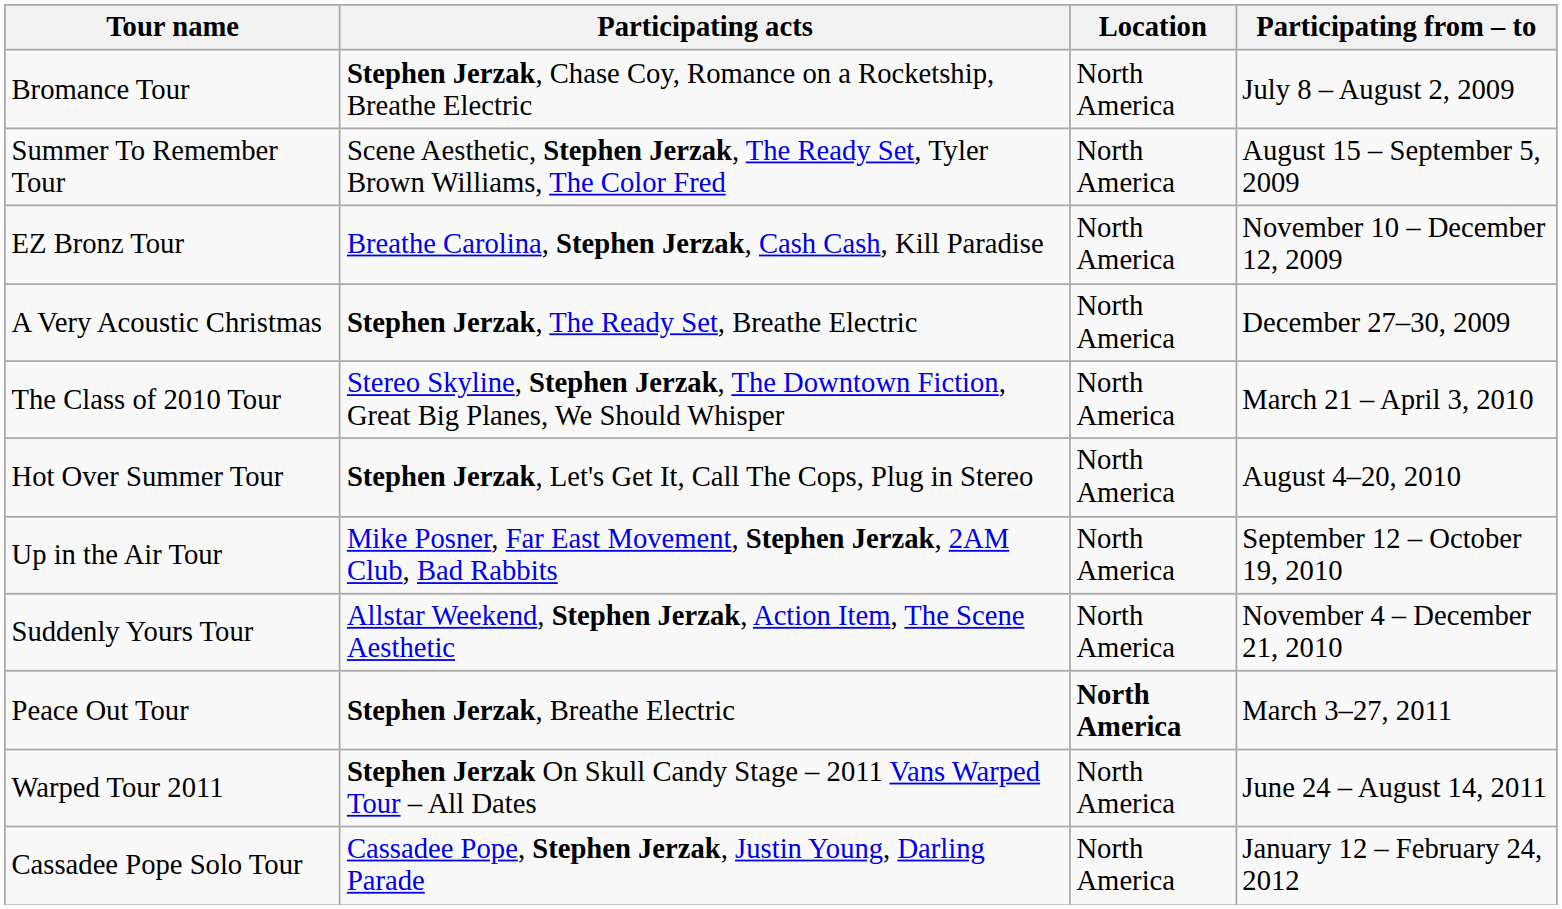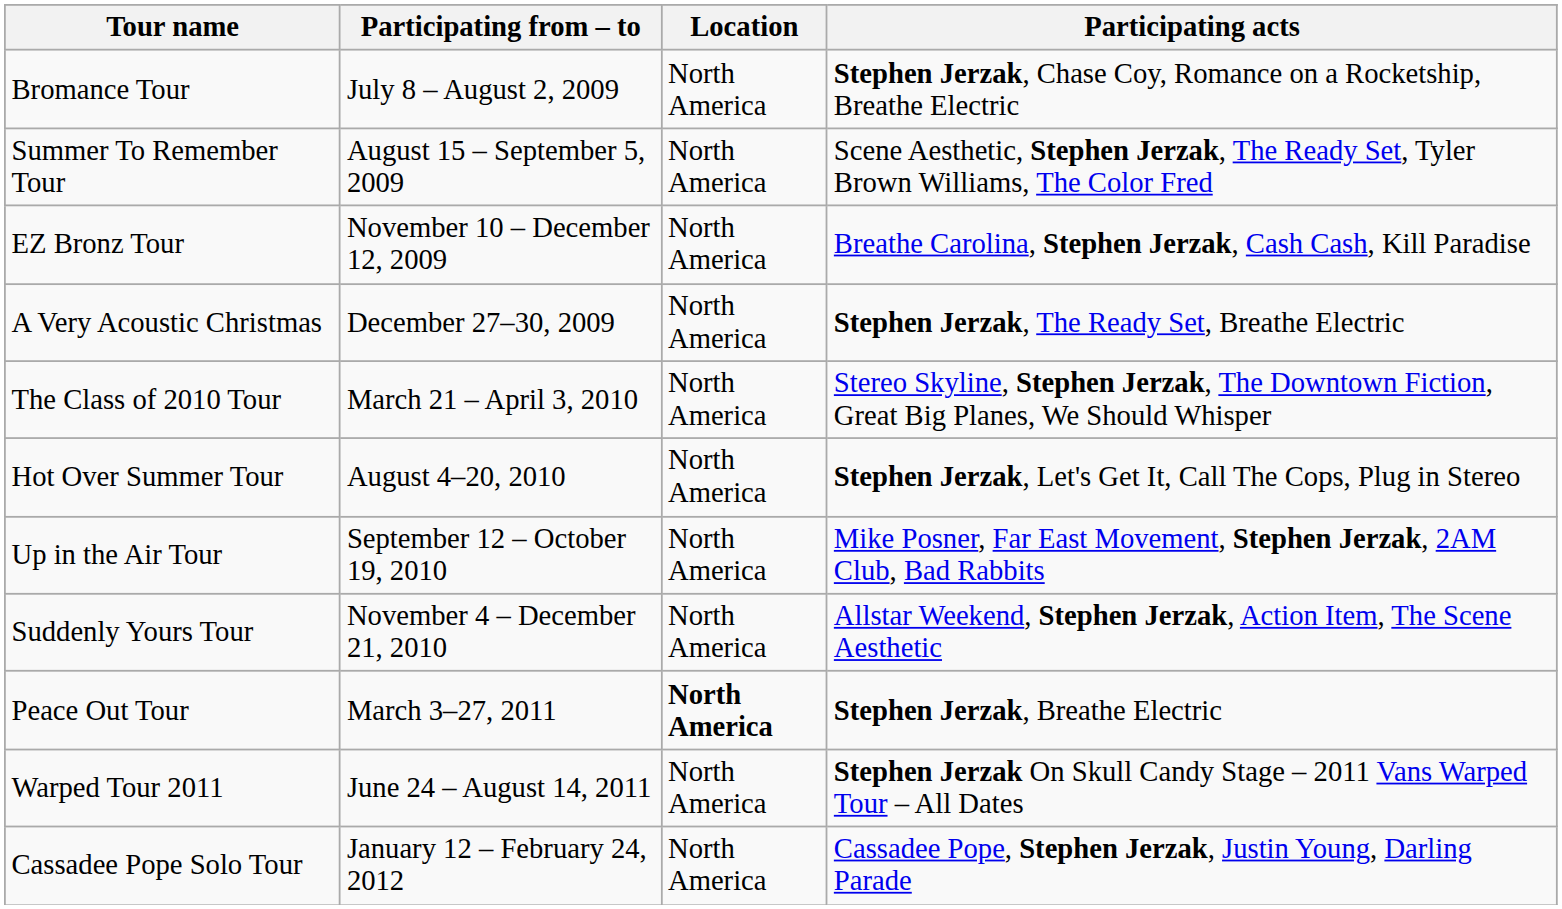columns swapped: (705, 27) <-> (1396, 27)
